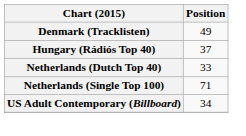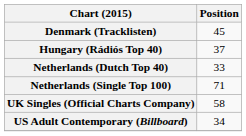(206, 31) 49 -> (219, 31) 45
+ row: (101, 103)
